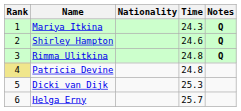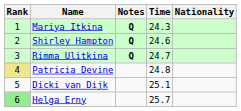columns swapped: (147, 12) <-> (221, 12)
(192, 56) 24.8 -> (160, 56) 24.7
(192, 85) 25.3 -> (160, 85) 25.1
(17, 99) no background -> (17, 99) lightgreen background
